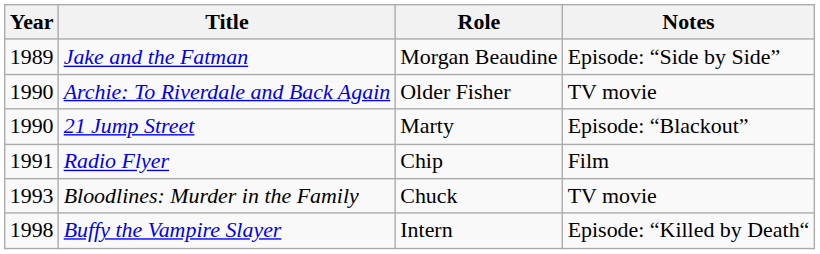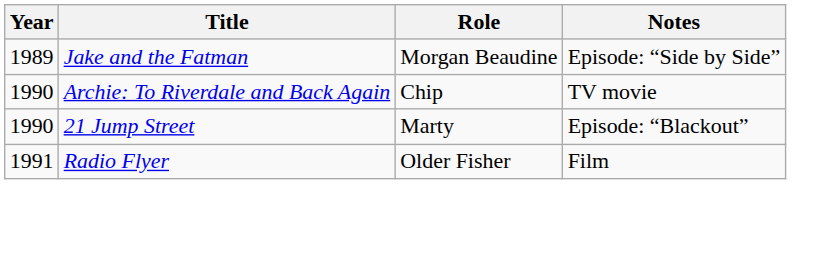(455, 91) Older Fisher -> (422, 91) Chip
(422, 160) Chip -> (455, 160) Older Fisher
- row: (211, 195)
- row: (173, 230)
